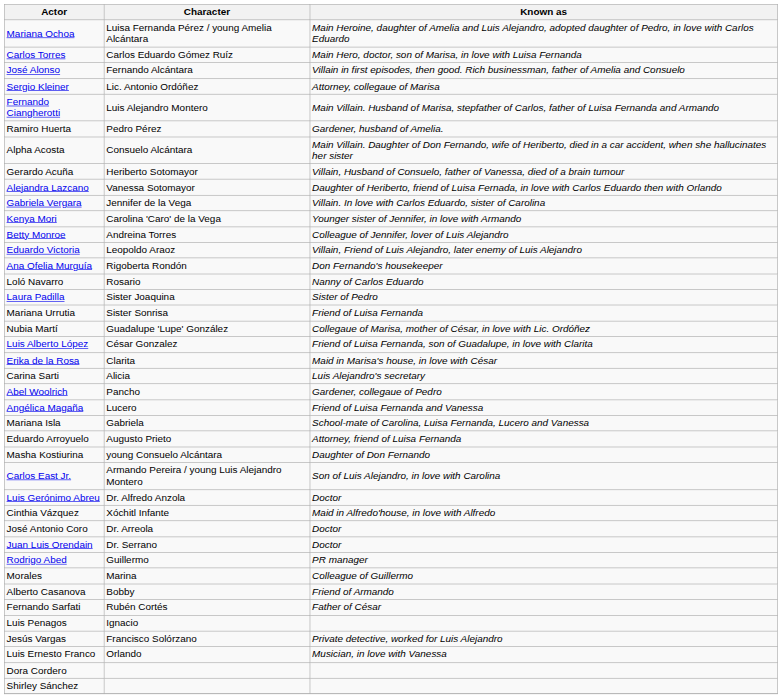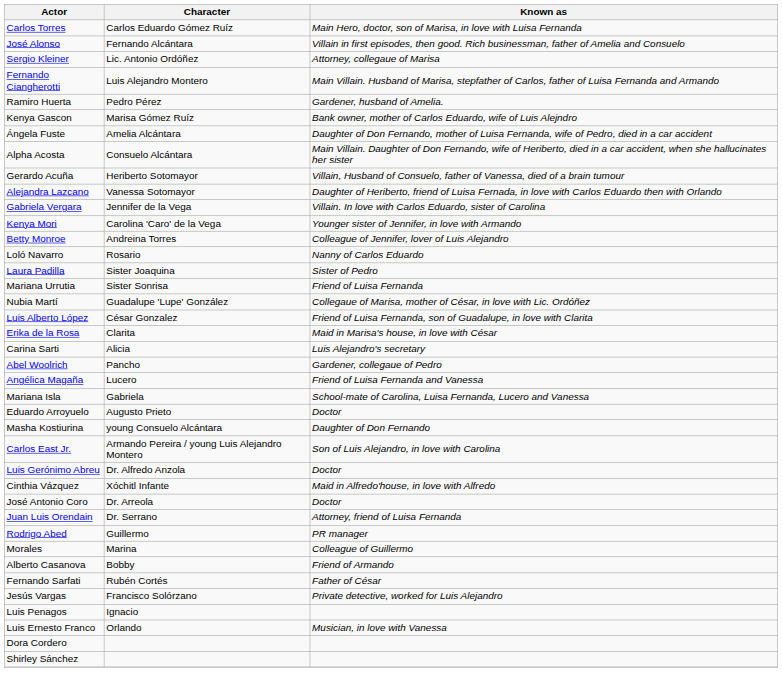- row: (41, 33)
+ row: (39, 117)
+ row: (36, 133)
- row: (43, 250)
- row: (49, 266)
(387, 439) Attorney, friend of Luisa Fernanda -> (327, 412) Doctor
(327, 544) Doctor -> (387, 517) Attorney, friend of Luisa Fernanda
rows swapped: (36, 639) <-> (37, 623)
